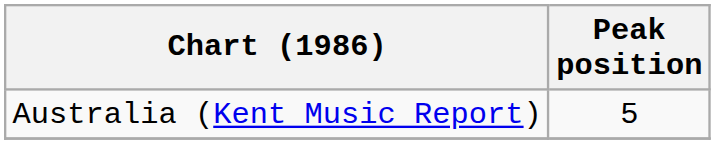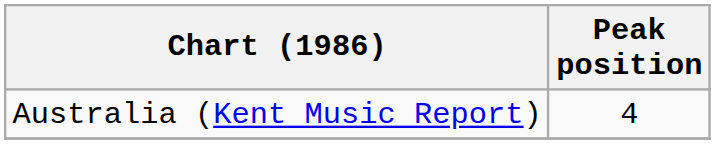(629, 115) 5 -> (629, 115) 4
